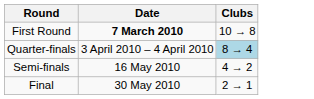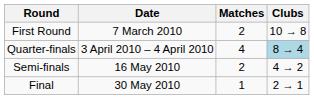+ column: (242, 13)
(147, 31) bold -> (147, 31) normal
